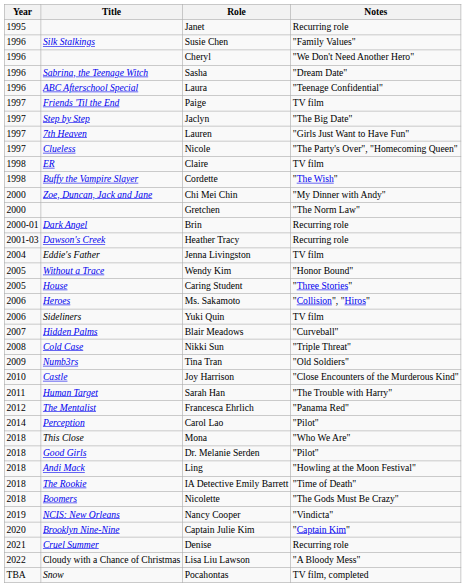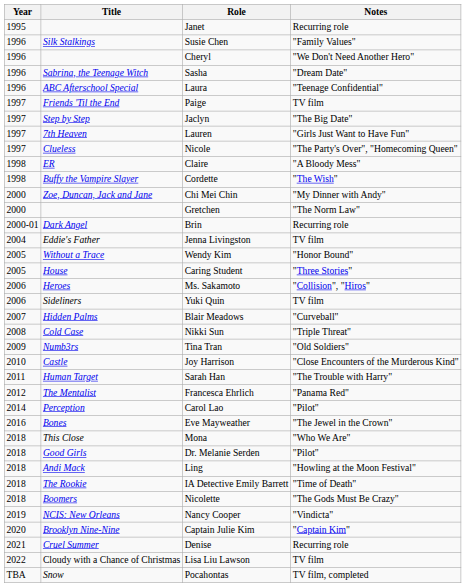(308, 164) TV film -> (327, 164) "A Bloody Mess"
- row: (212, 240)
+ row: (217, 423)
(327, 560) "A Bloody Mess" -> (308, 560) TV film
